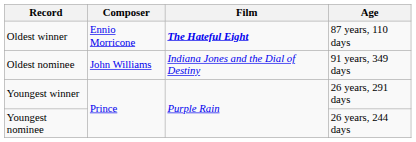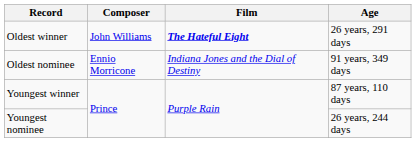(113, 36) Ennio Morricone -> (121, 36) John Williams
(359, 36) 87 years, 110 days -> (359, 36) 26 years, 291 days
(121, 65) John Williams -> (113, 65) Ennio Morricone
(359, 94) 26 years, 291 days -> (359, 94) 87 years, 110 days
